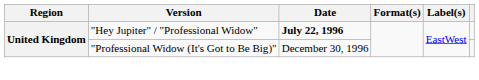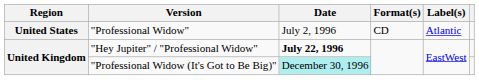+ row: (140, 30)
(325, 48) no background -> (325, 65) paleturquoise background
